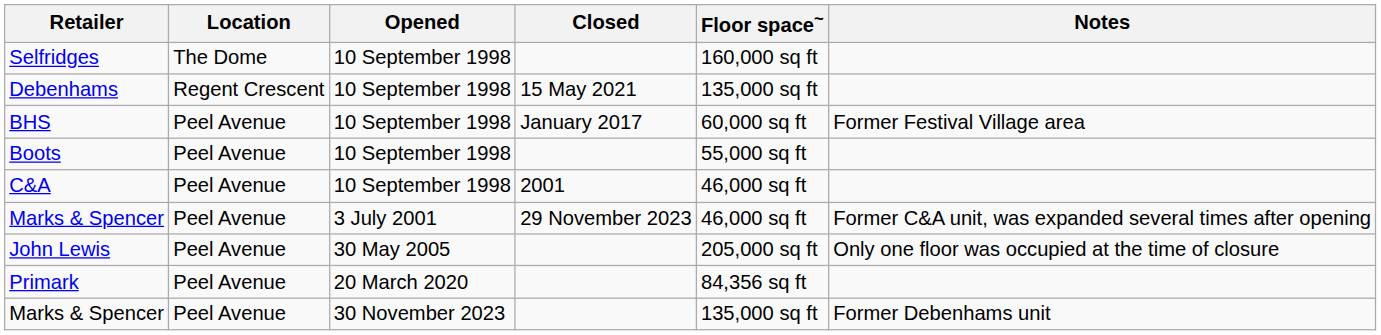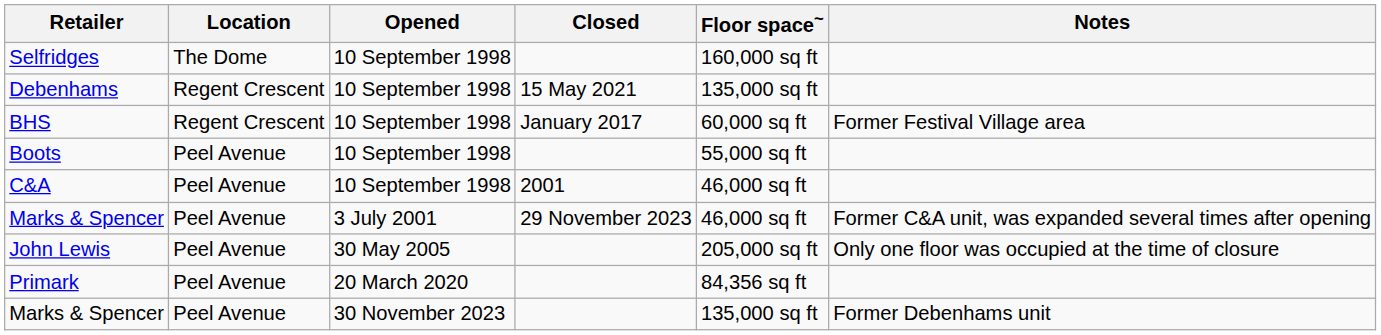(230, 121) Peel Avenue -> (249, 121) Regent Crescent
